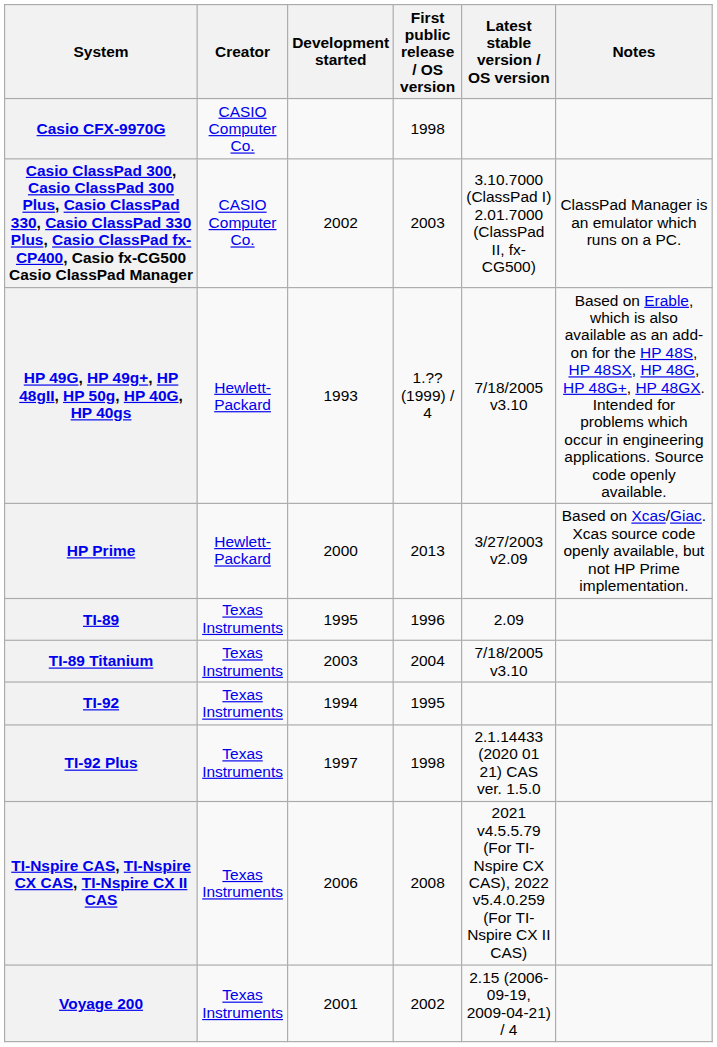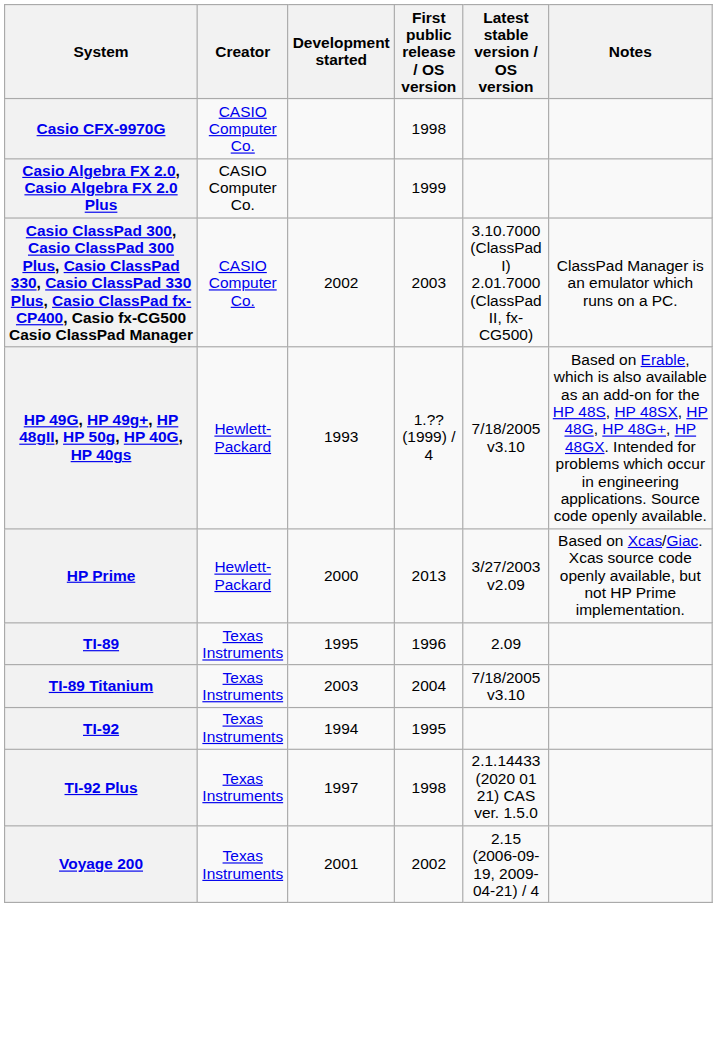+ row: (101, 189)
- row: (101, 884)
